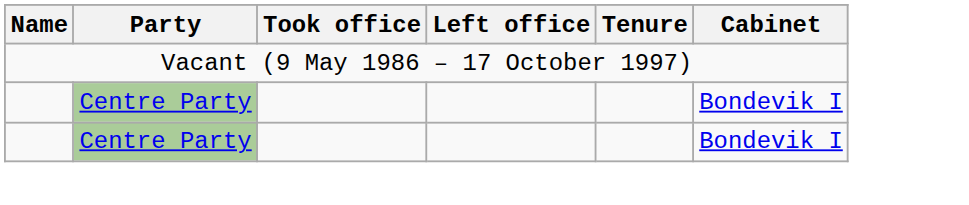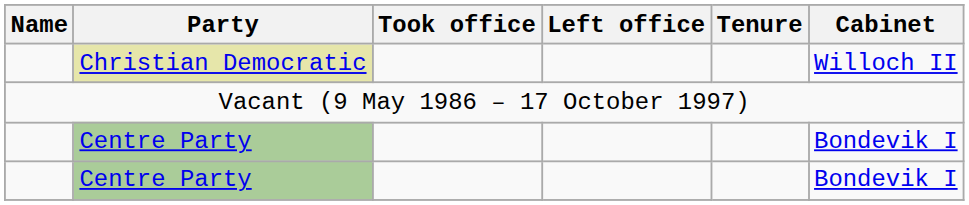+ row: (39, 63)
